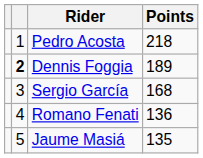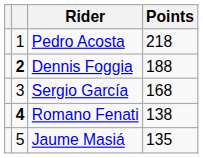(159, 66) 189 -> (159, 66) 188
(20, 115) normal -> (20, 115) bold
(159, 115) 136 -> (159, 115) 138
